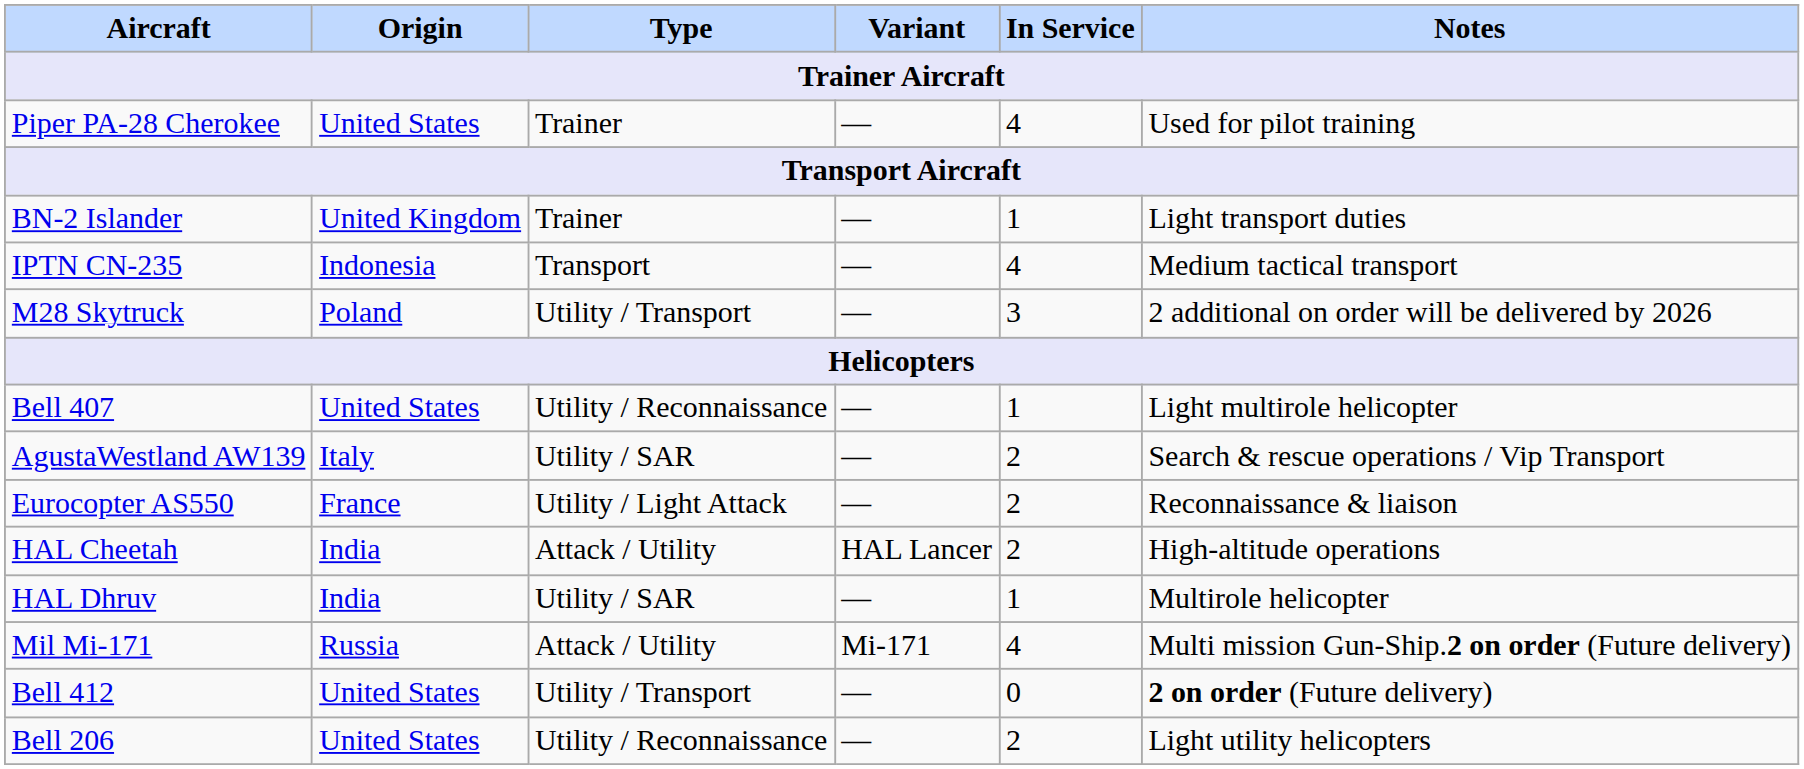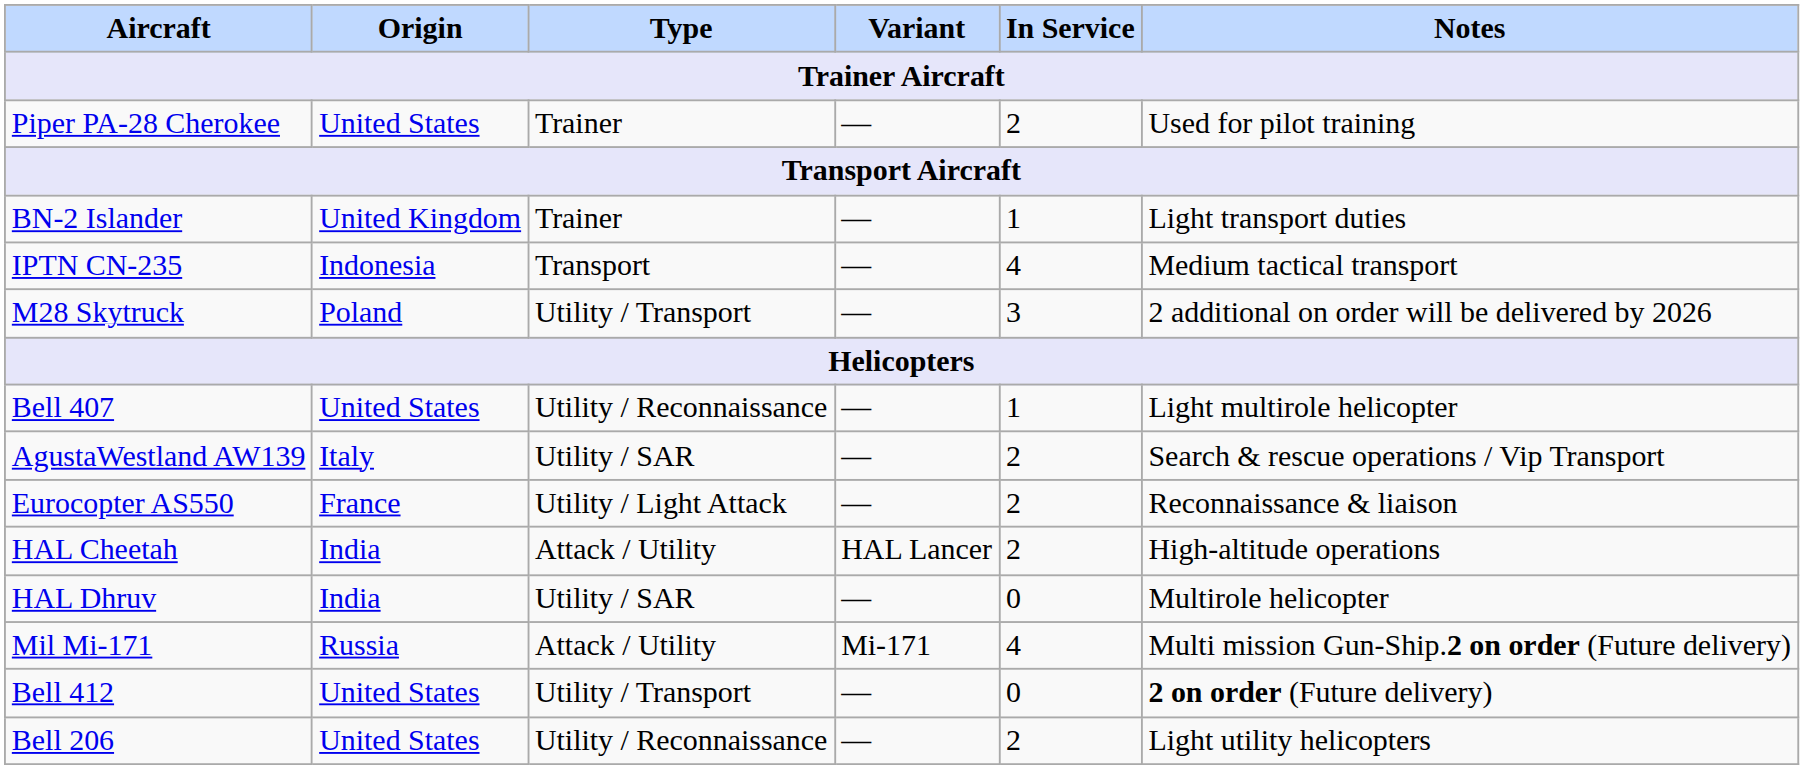(1013, 123) 4 -> (1013, 123) 2
(1013, 597) 1 -> (1013, 597) 0
